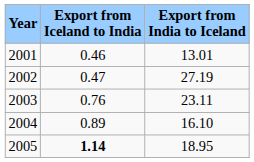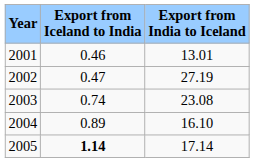(93, 100) 0.76 -> (93, 100) 0.74
(197, 100) 23.11 -> (197, 100) 23.08
(197, 146) 18.95 -> (197, 146) 17.14
